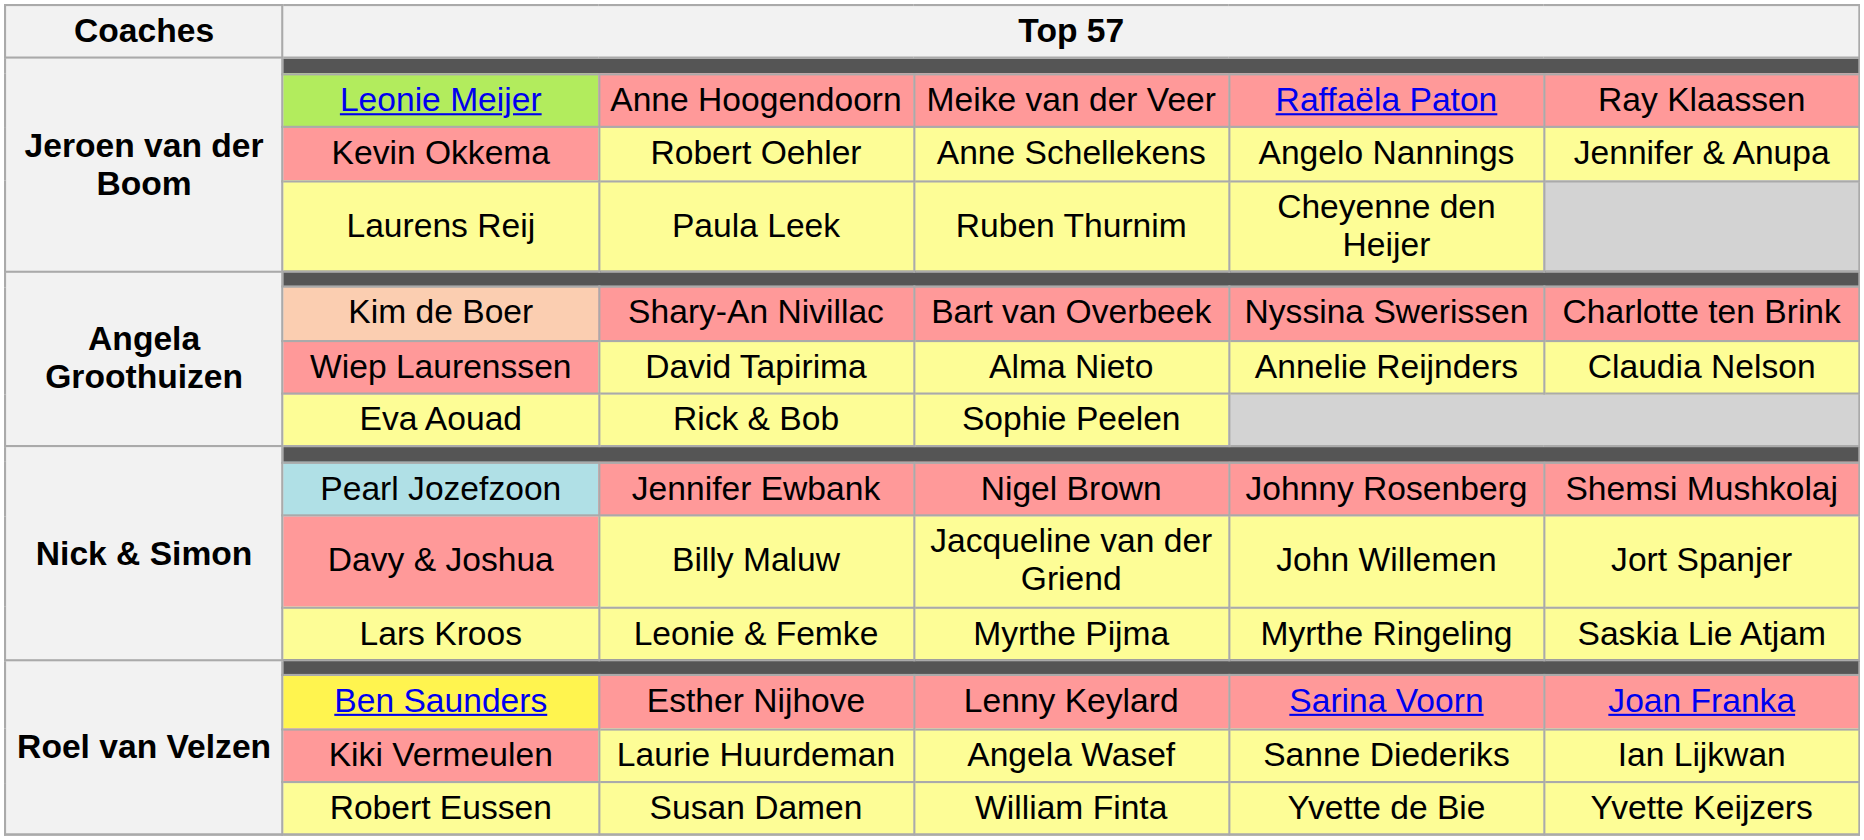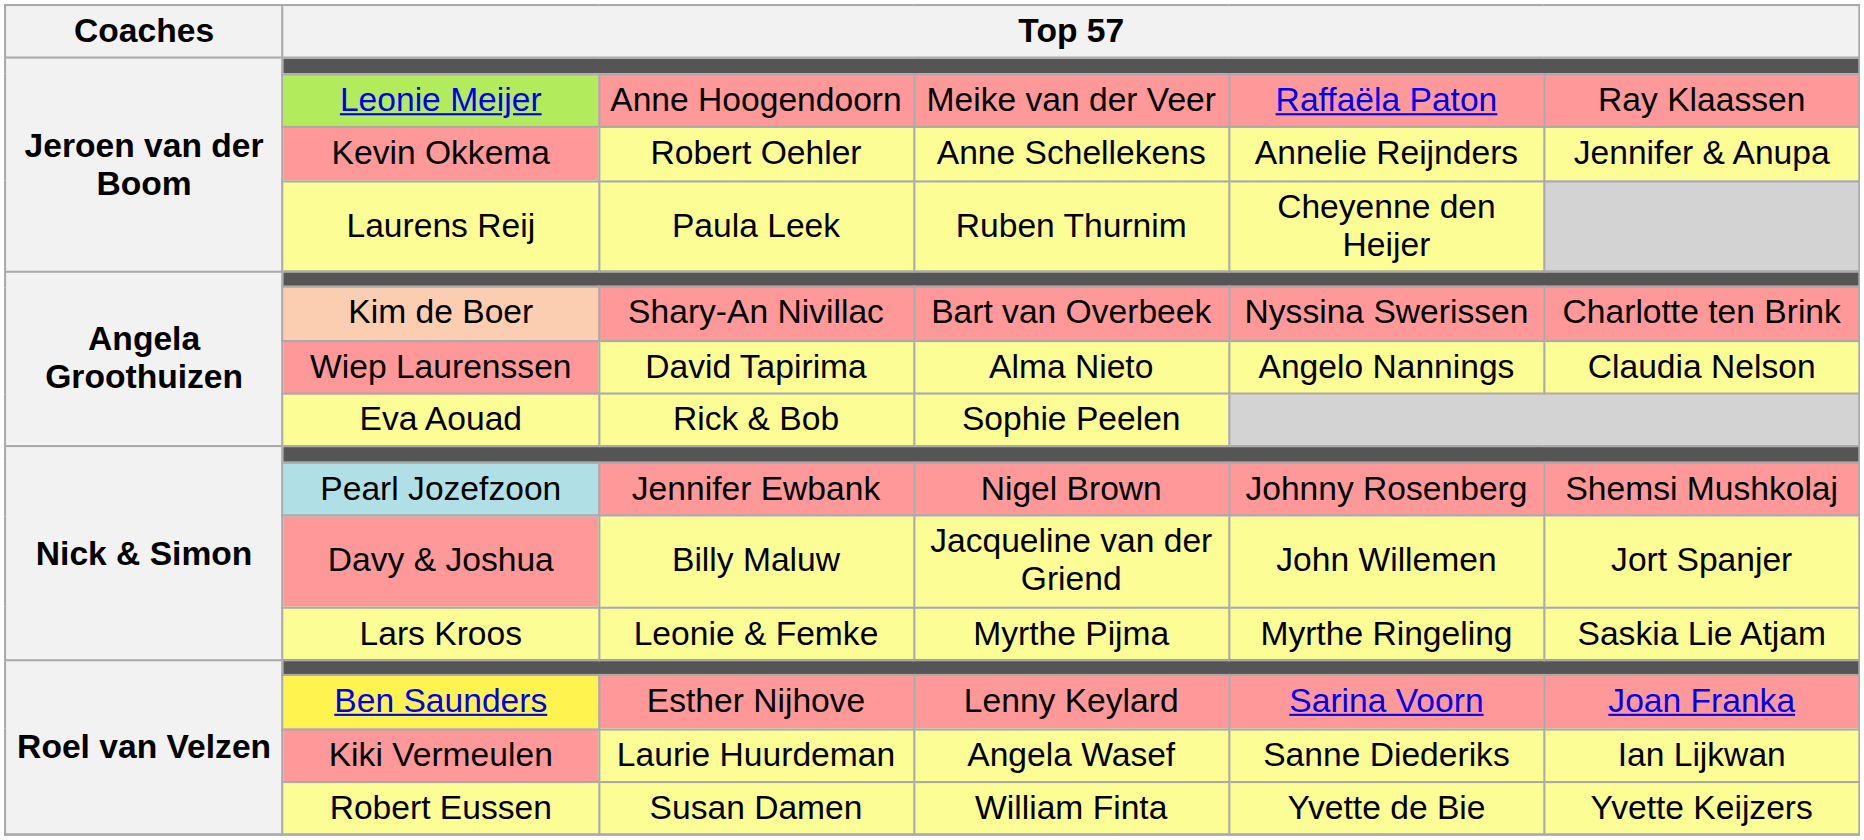(1386, 153) Angelo Nannings -> (1386, 153) Annelie Reijnders
(1386, 366) Annelie Reijnders -> (1386, 366) Angelo Nannings
